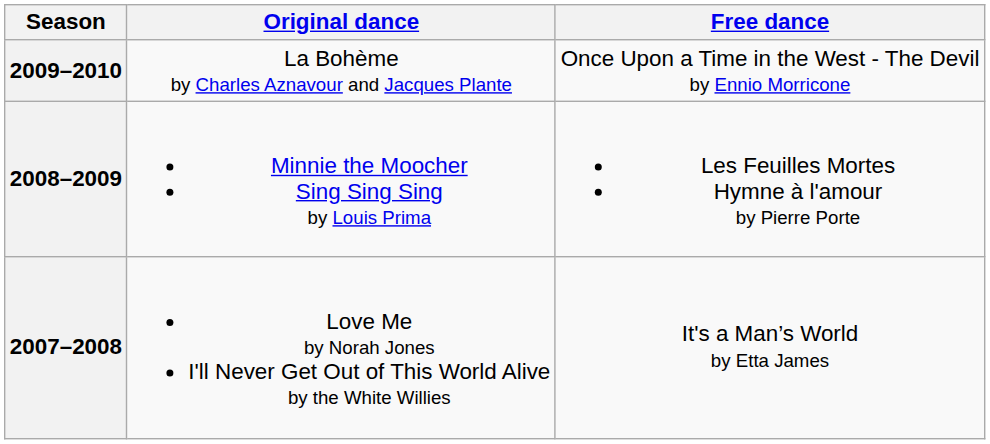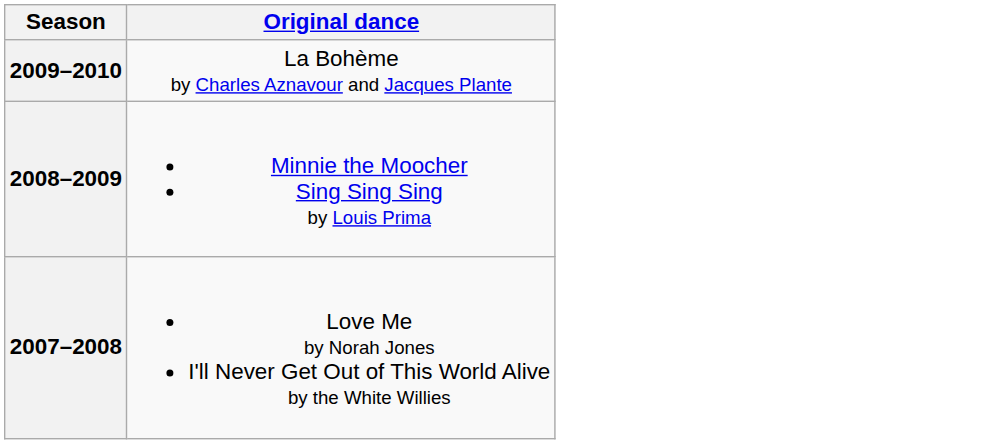- column: (770, 22)
